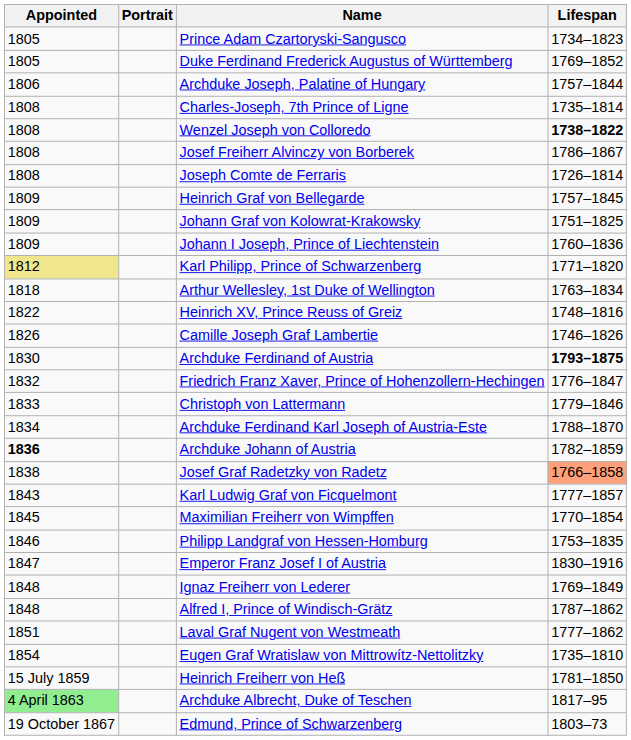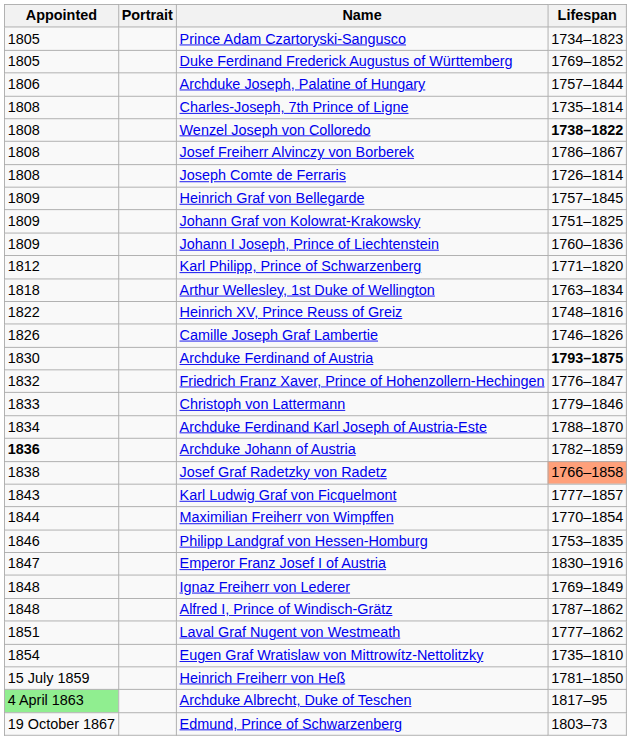(24, 267) khaki background -> (24, 267) no background
(24, 518) 1845 -> (24, 518) 1844
